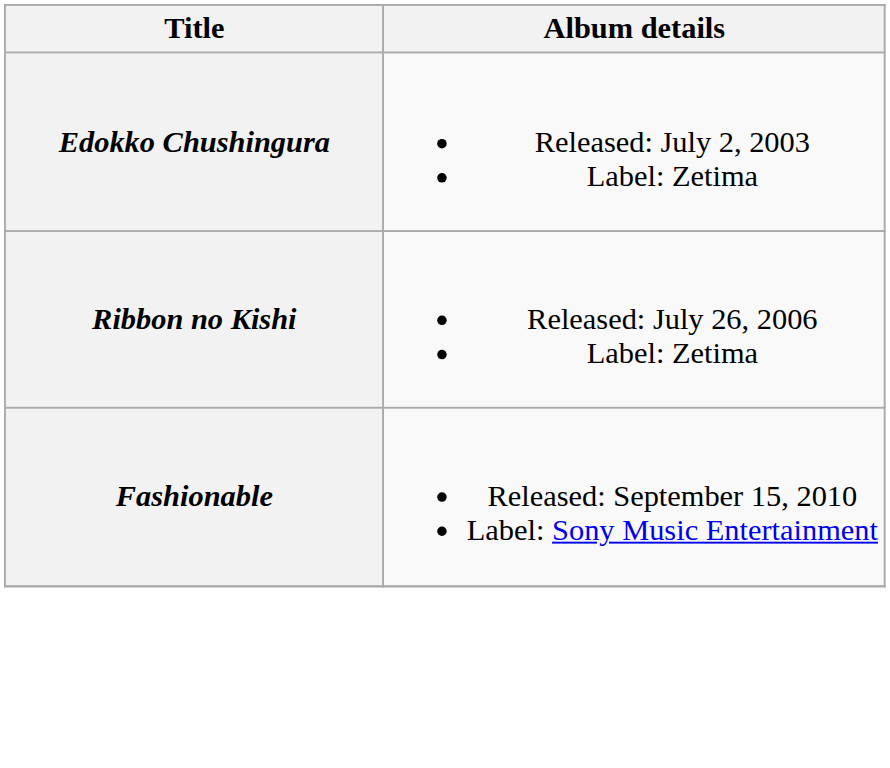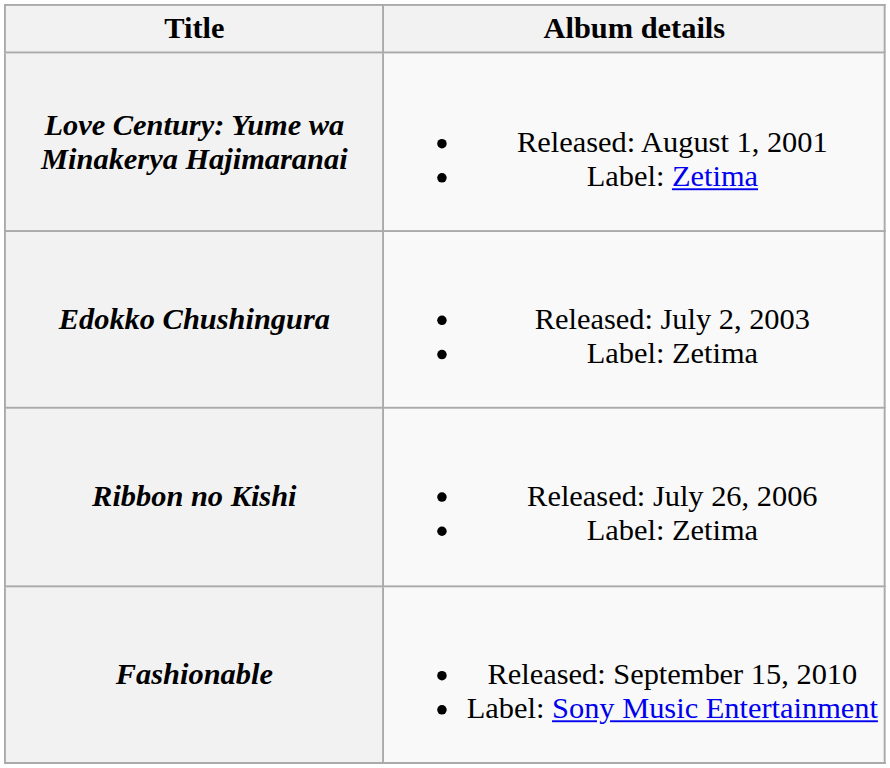+ row: (194, 141)
